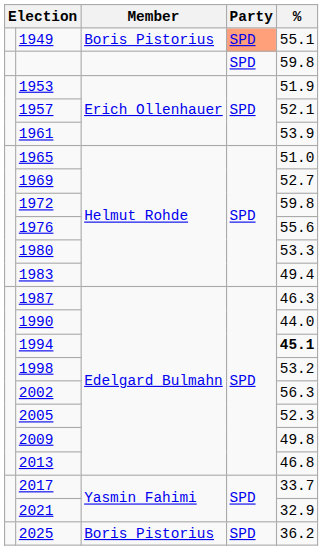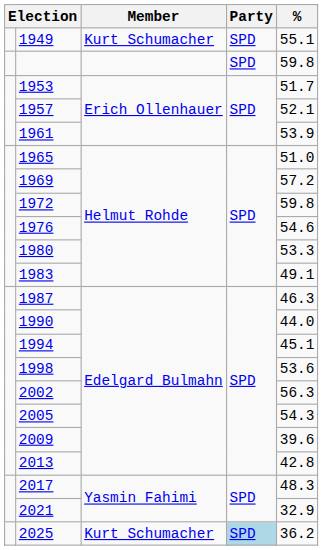(149, 40) Boris Pistorius -> (149, 40) Kurt Schumacher
(243, 40) lightsalmon background -> (243, 40) no background
(297, 87) 51.9 -> (297, 87) 51.7
(297, 181) 52.7 -> (297, 181) 57.2
(297, 228) 55.6 -> (297, 228) 54.6
(297, 275) 49.4 -> (297, 275) 49.1
(297, 346) bold -> (297, 346) normal
(297, 369) 53.2 -> (297, 369) 53.6
(297, 416) 52.3 -> (297, 416) 54.3
(297, 440) 49.8 -> (297, 440) 39.6
(297, 463) 46.8 -> (297, 463) 42.8
(297, 487) 33.7 -> (297, 487) 48.3
(149, 534) Boris Pistorius -> (149, 534) Kurt Schumacher
(243, 534) no background -> (243, 534) lightblue background
